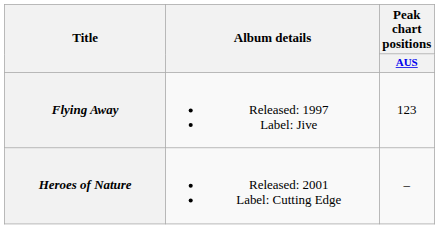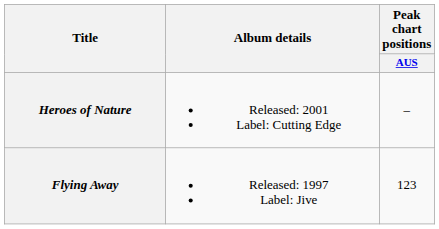rows swapped: (85, 110) <-> (85, 185)
